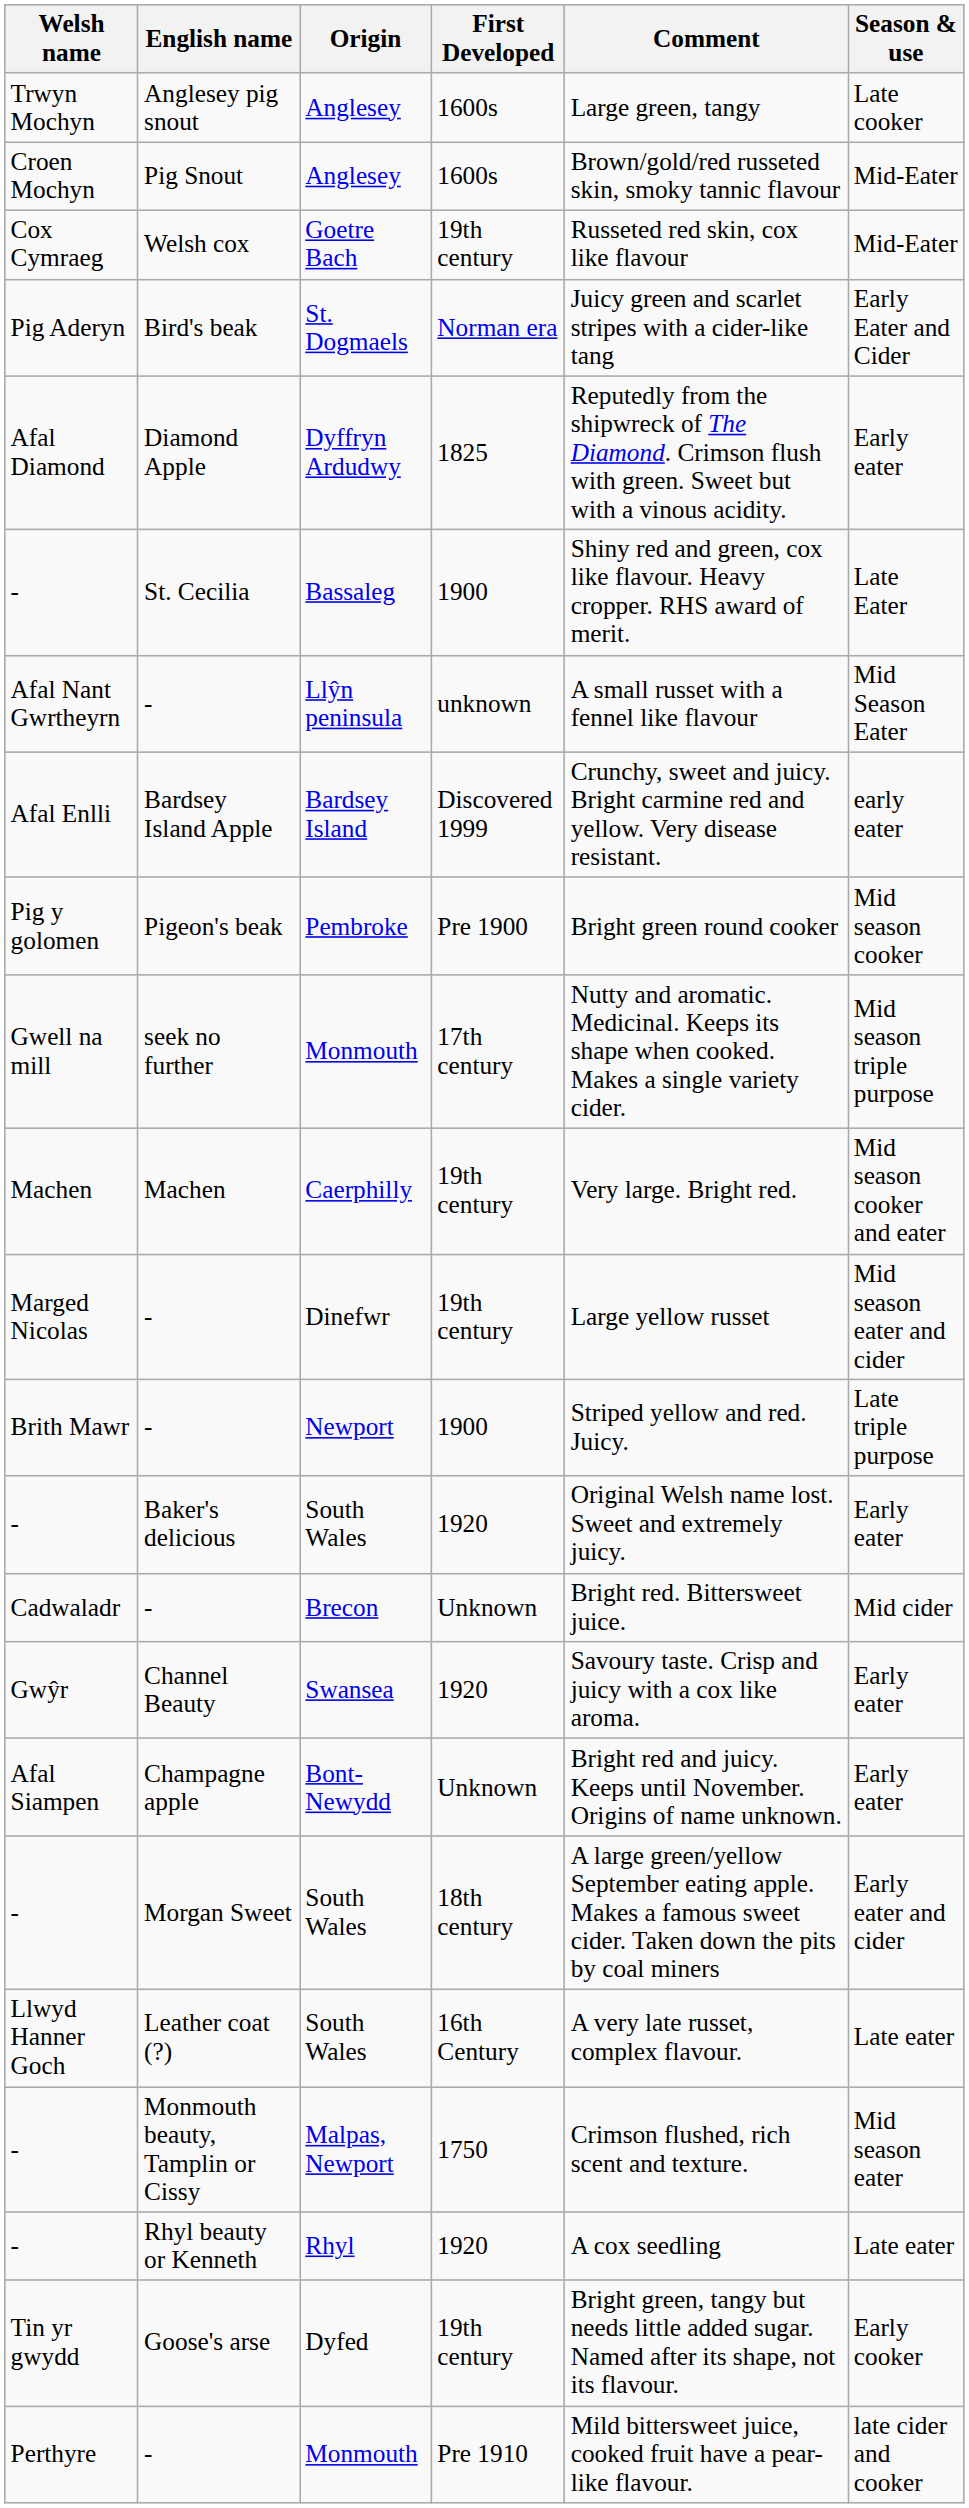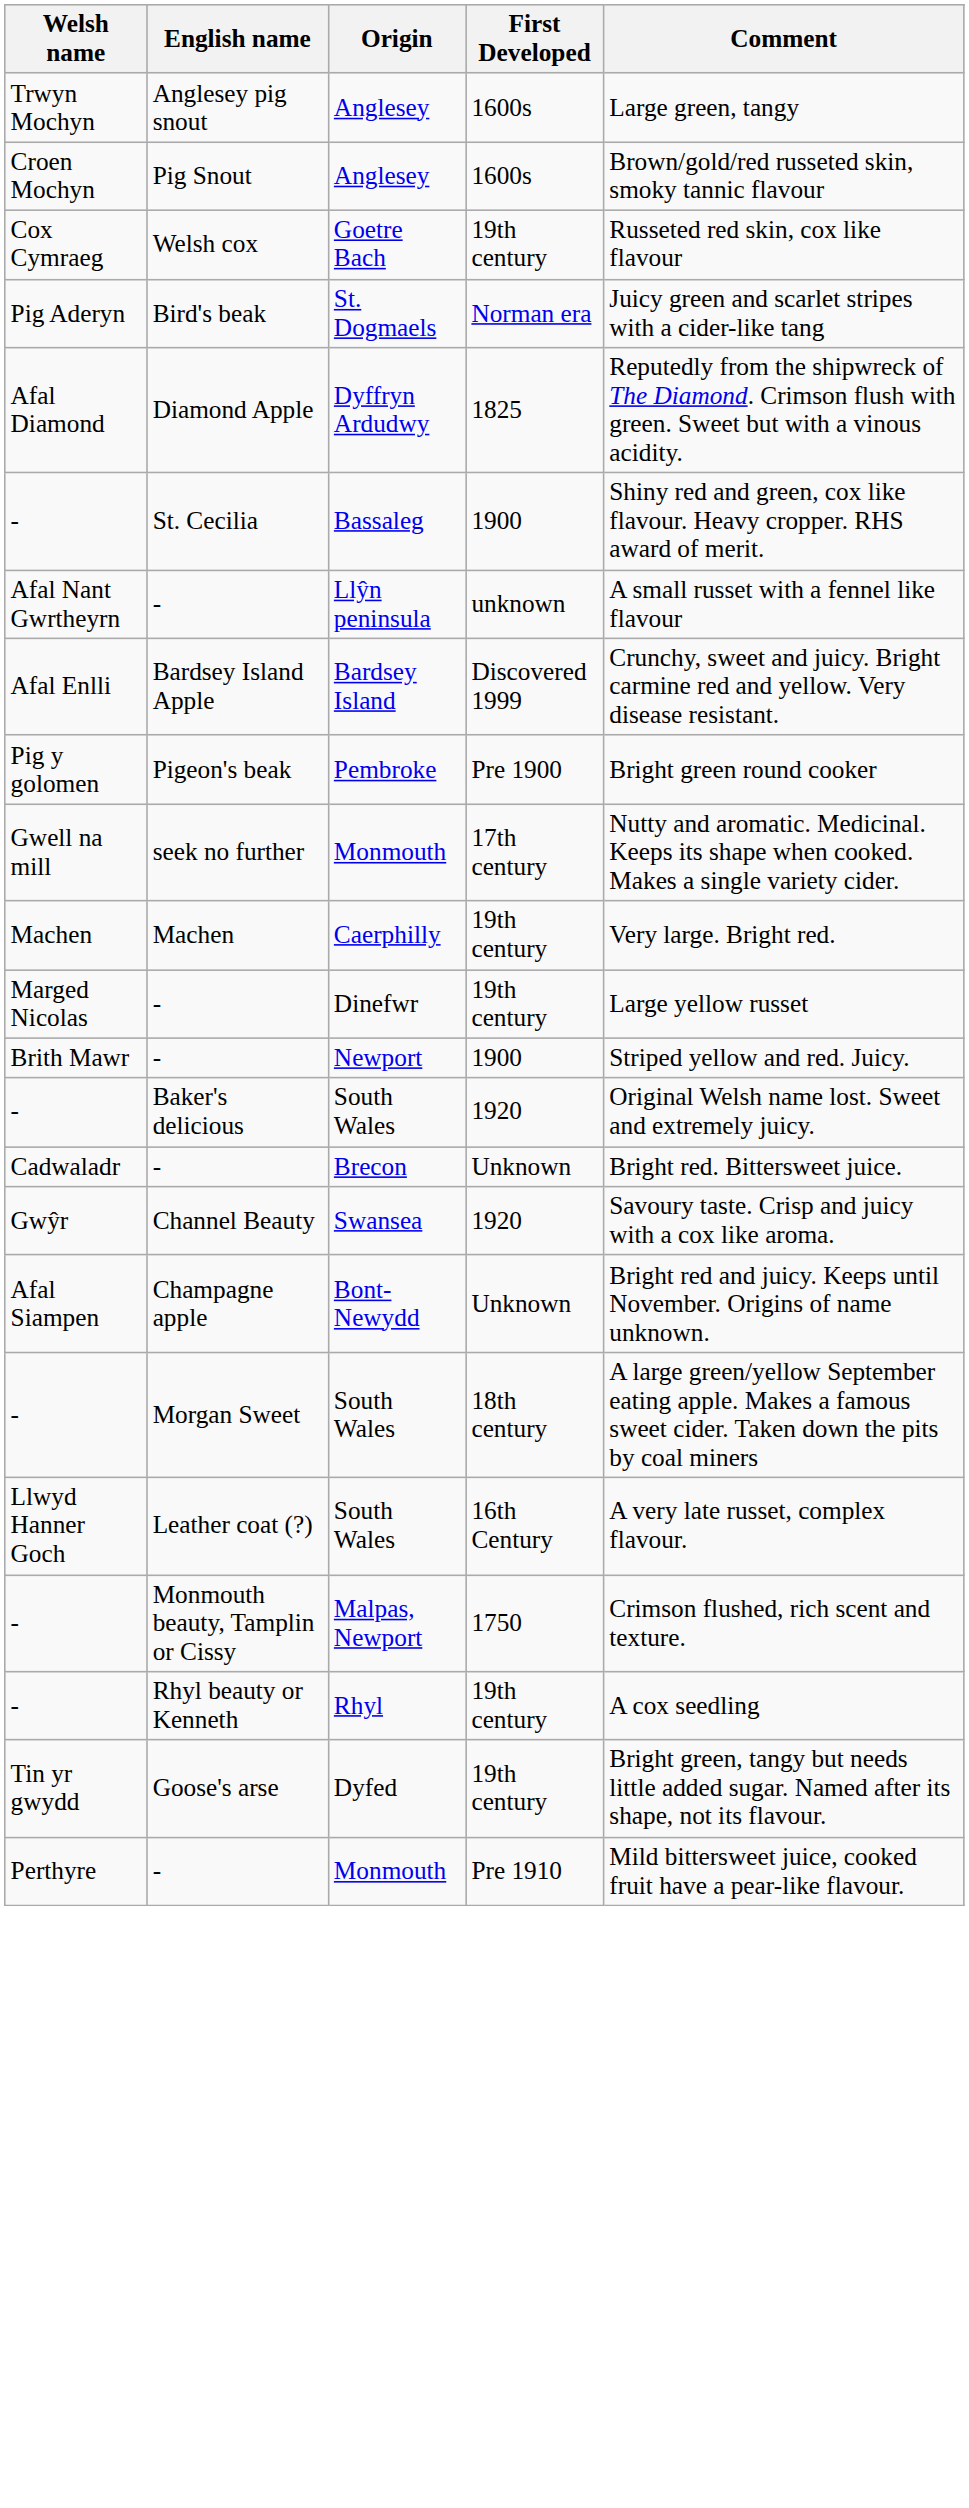- column: (906, 38)
(463, 2245) 1920 -> (509, 1705) 19th century
